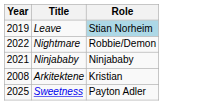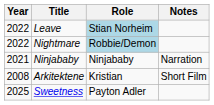+ column: (184, 12)
(18, 28) 2019 -> (18, 28) 2022
(122, 44) no background -> (122, 44) lightblue background
